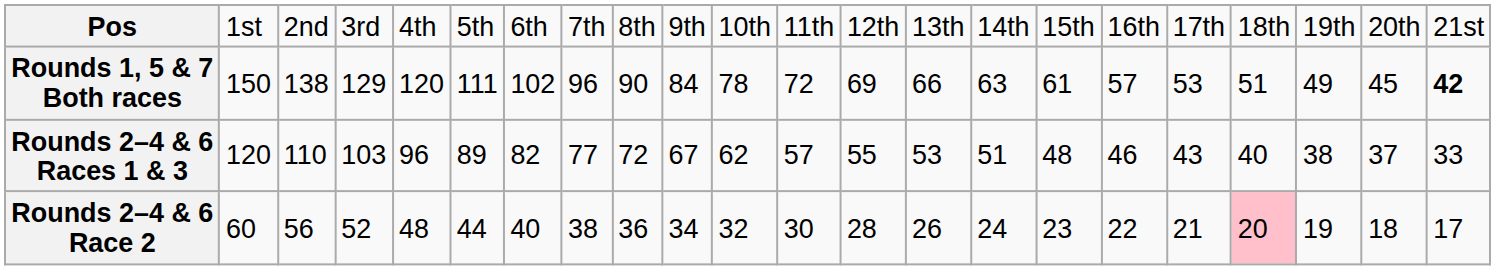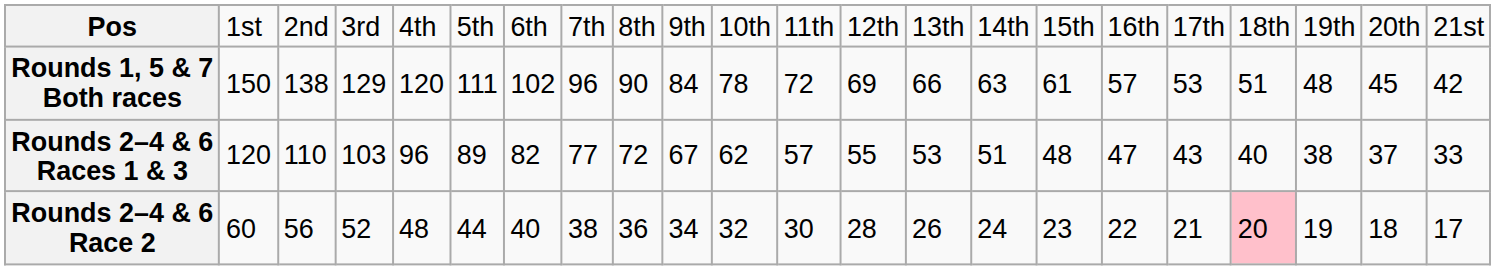(1318, 83) 49 -> (1318, 83) 48
(1448, 83) bold -> (1448, 83) normal
(1122, 155) 46 -> (1122, 155) 47
